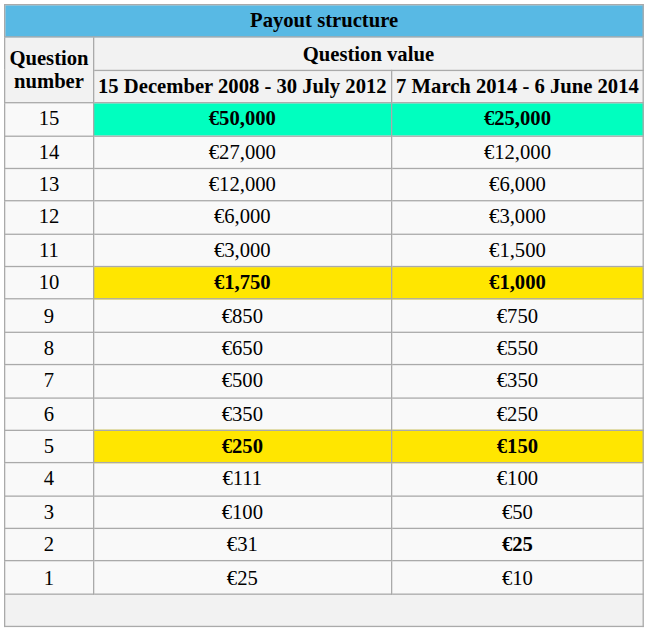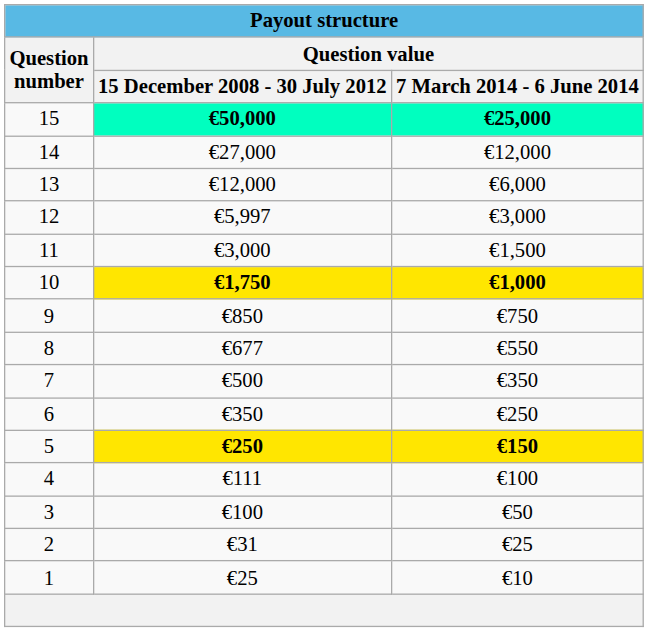(242, 217) €6,000 -> (242, 217) €5,997
(242, 348) €650 -> (242, 348) €677
(517, 544) bold -> (517, 544) normal
